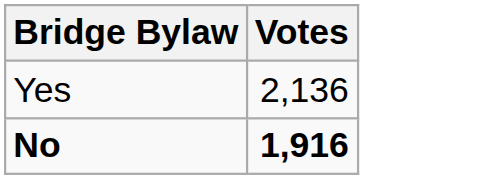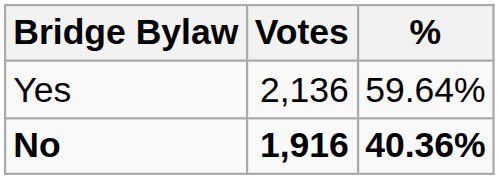+ column: (425, 32)
